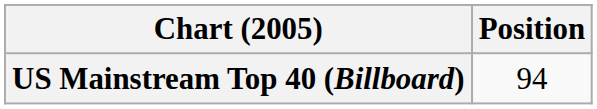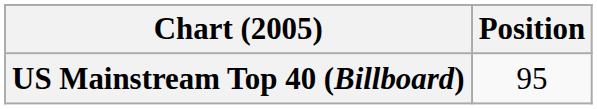(532, 77) 94 -> (532, 77) 95
